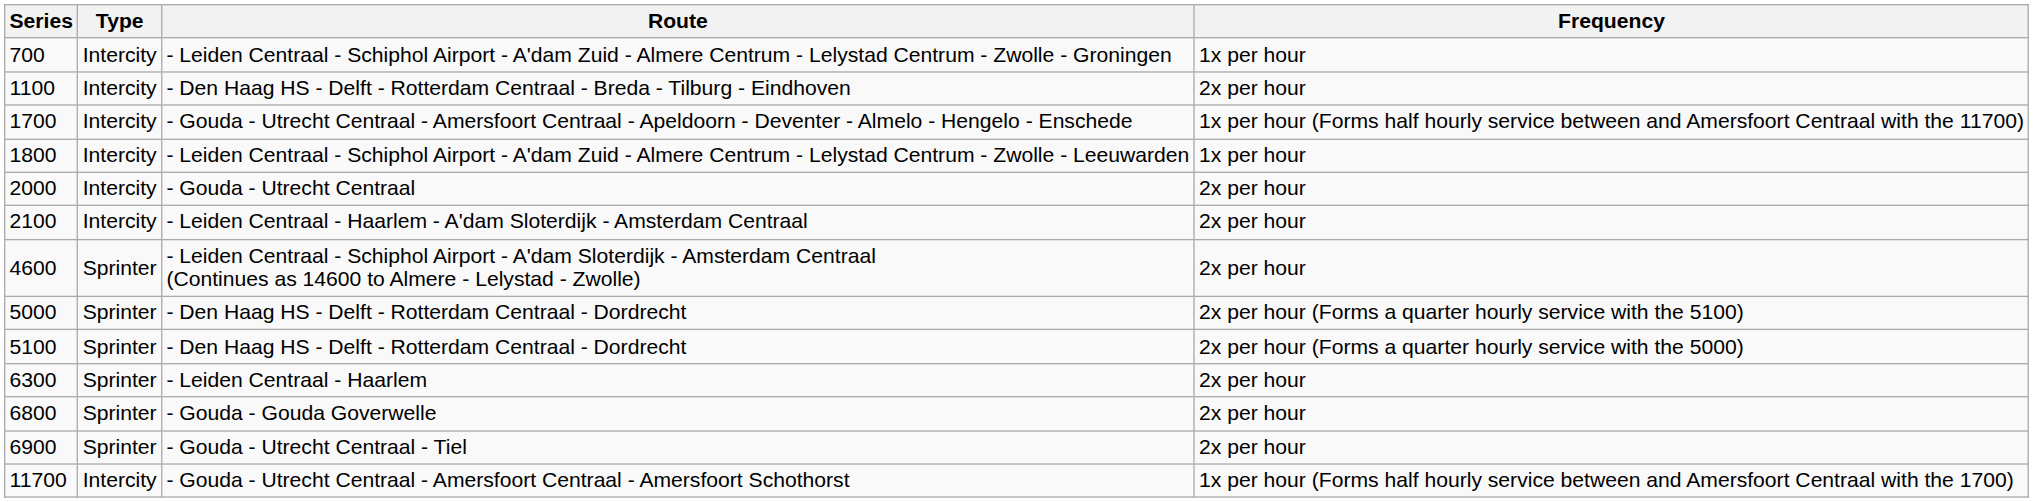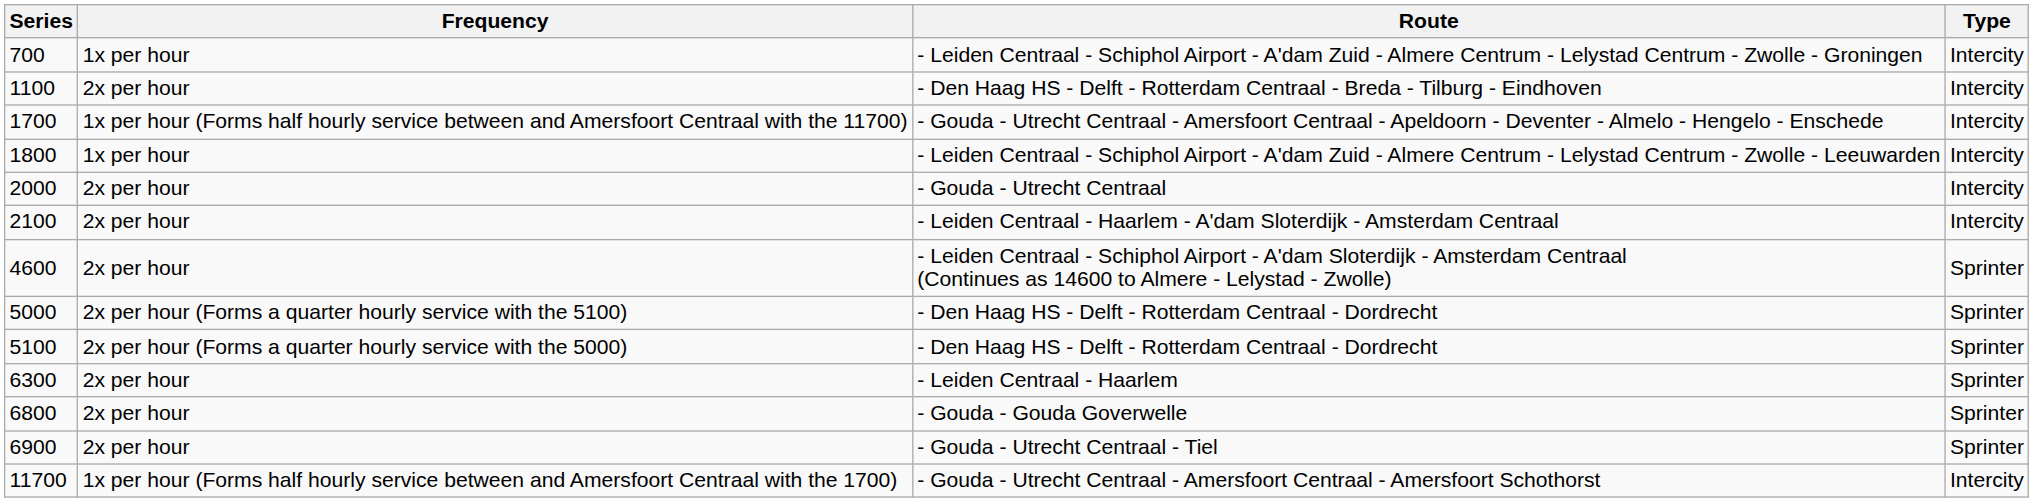columns swapped: (120, 21) <-> (1611, 21)
